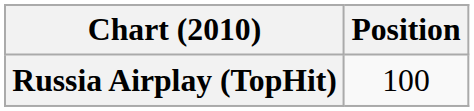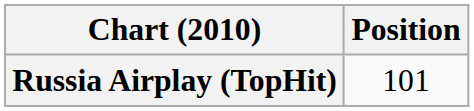(406, 79) 100 -> (406, 79) 101
